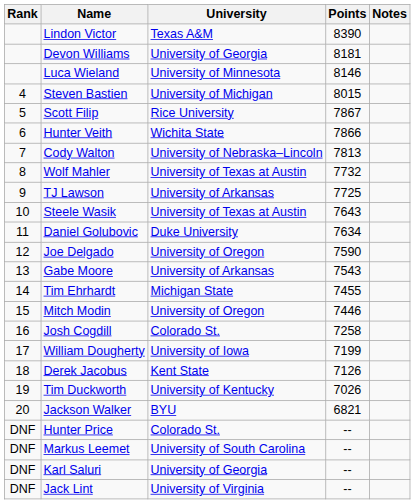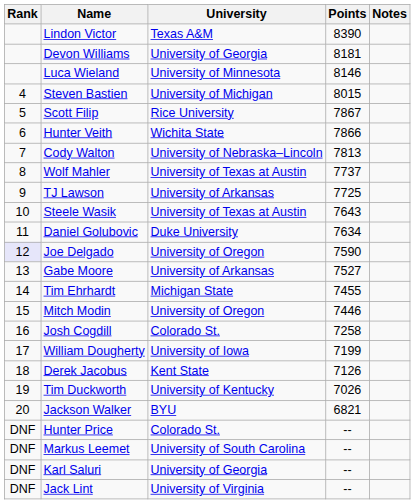(347, 172) 7732 -> (347, 172) 7737
(23, 251) no background -> (23, 251) lavender background
(347, 271) 7543 -> (347, 271) 7527
